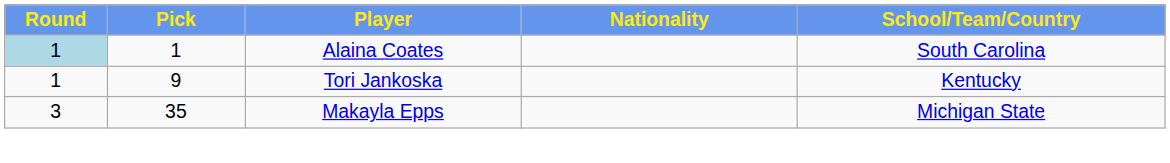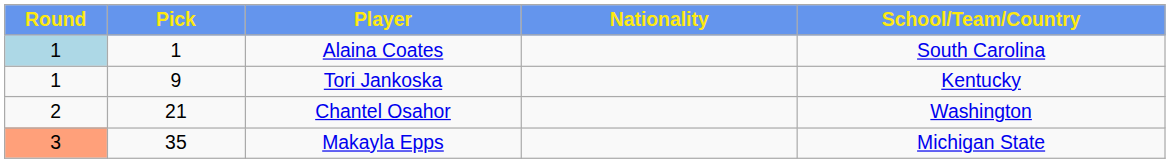+ row: (383, 111)
(56, 111) no background -> (56, 142) lightsalmon background
